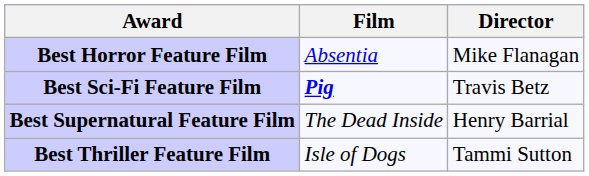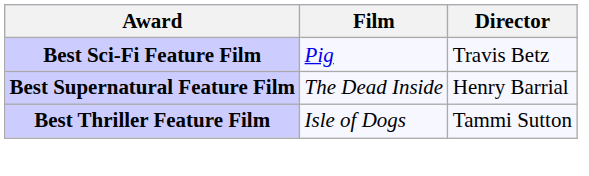- row: (152, 54)
(319, 87) bold -> (319, 54) normal
